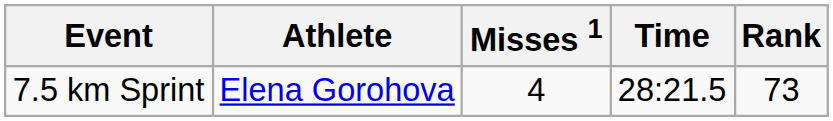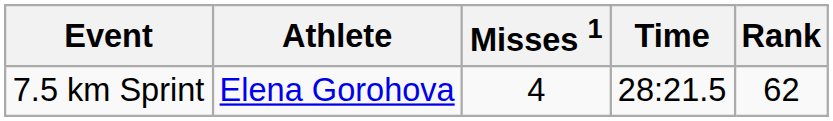(781, 91) 73 -> (781, 91) 62
